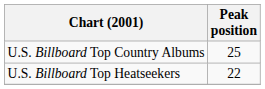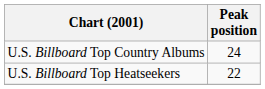(234, 52) 25 -> (234, 52) 24
